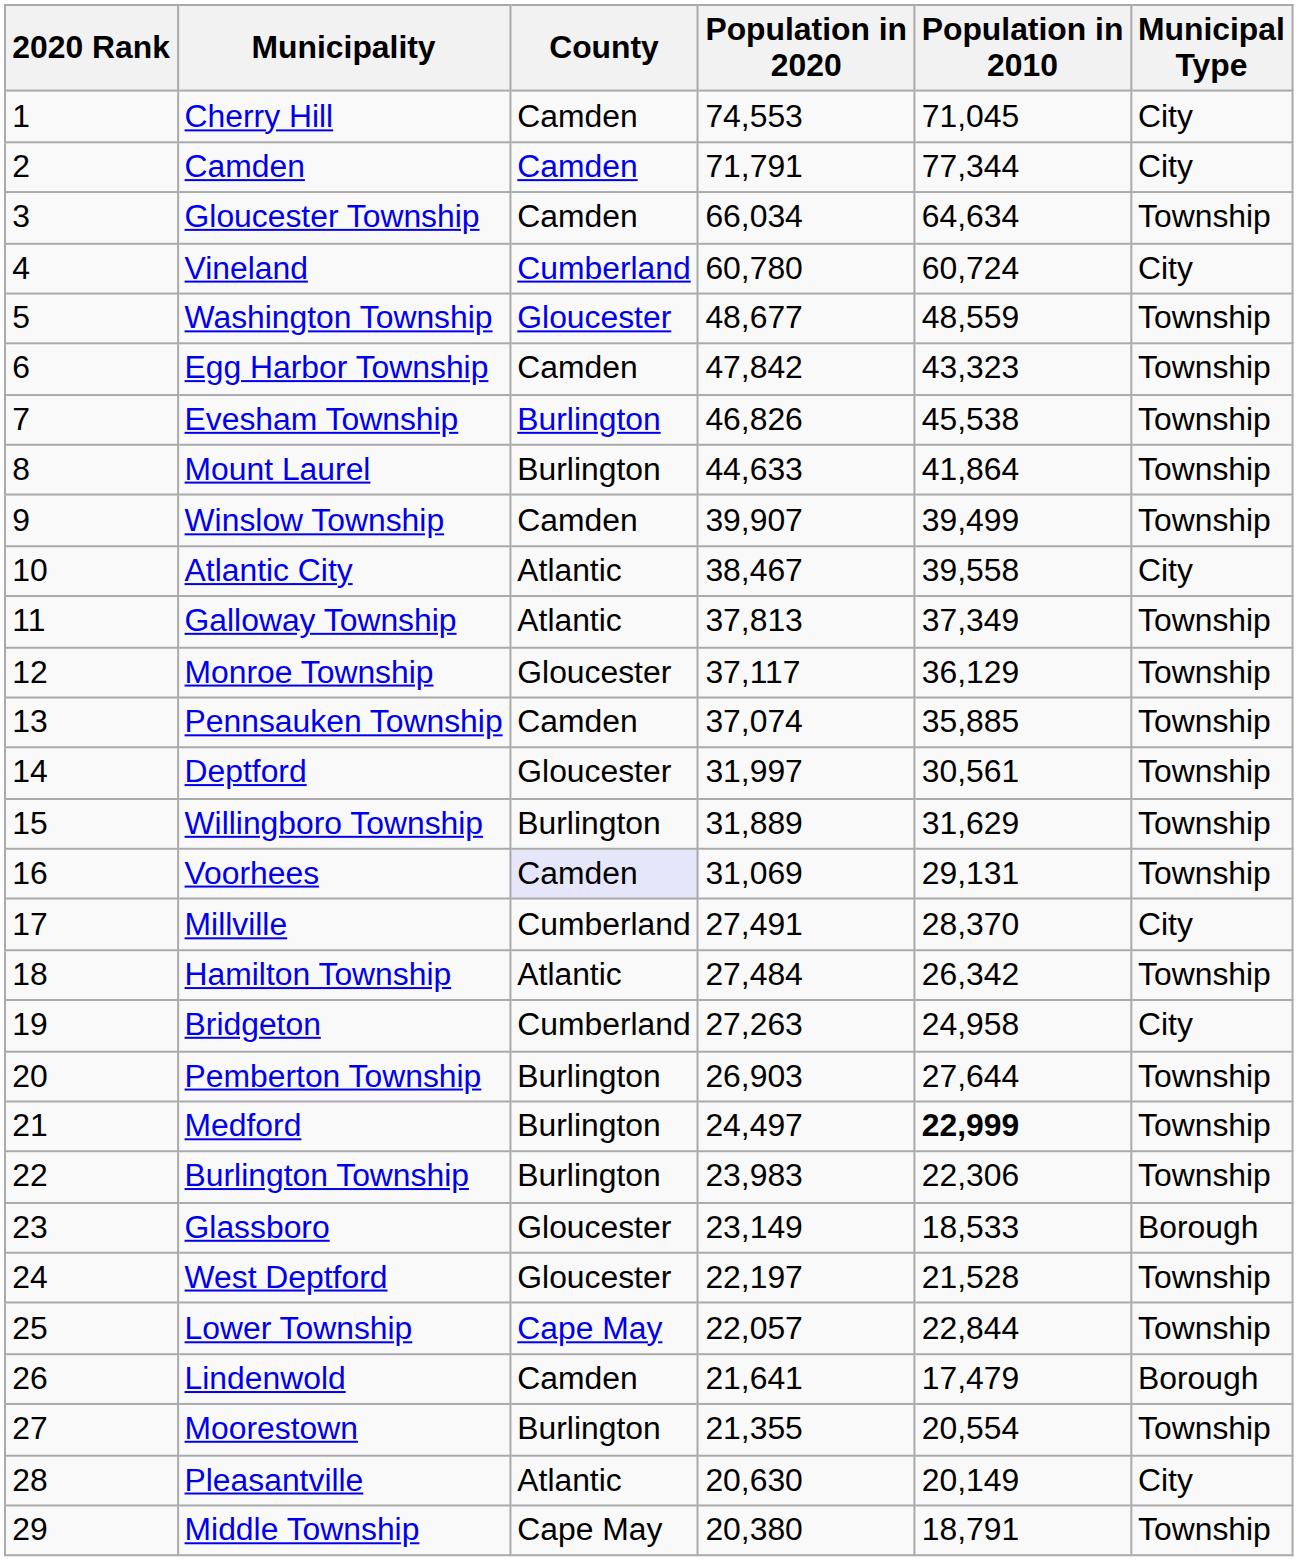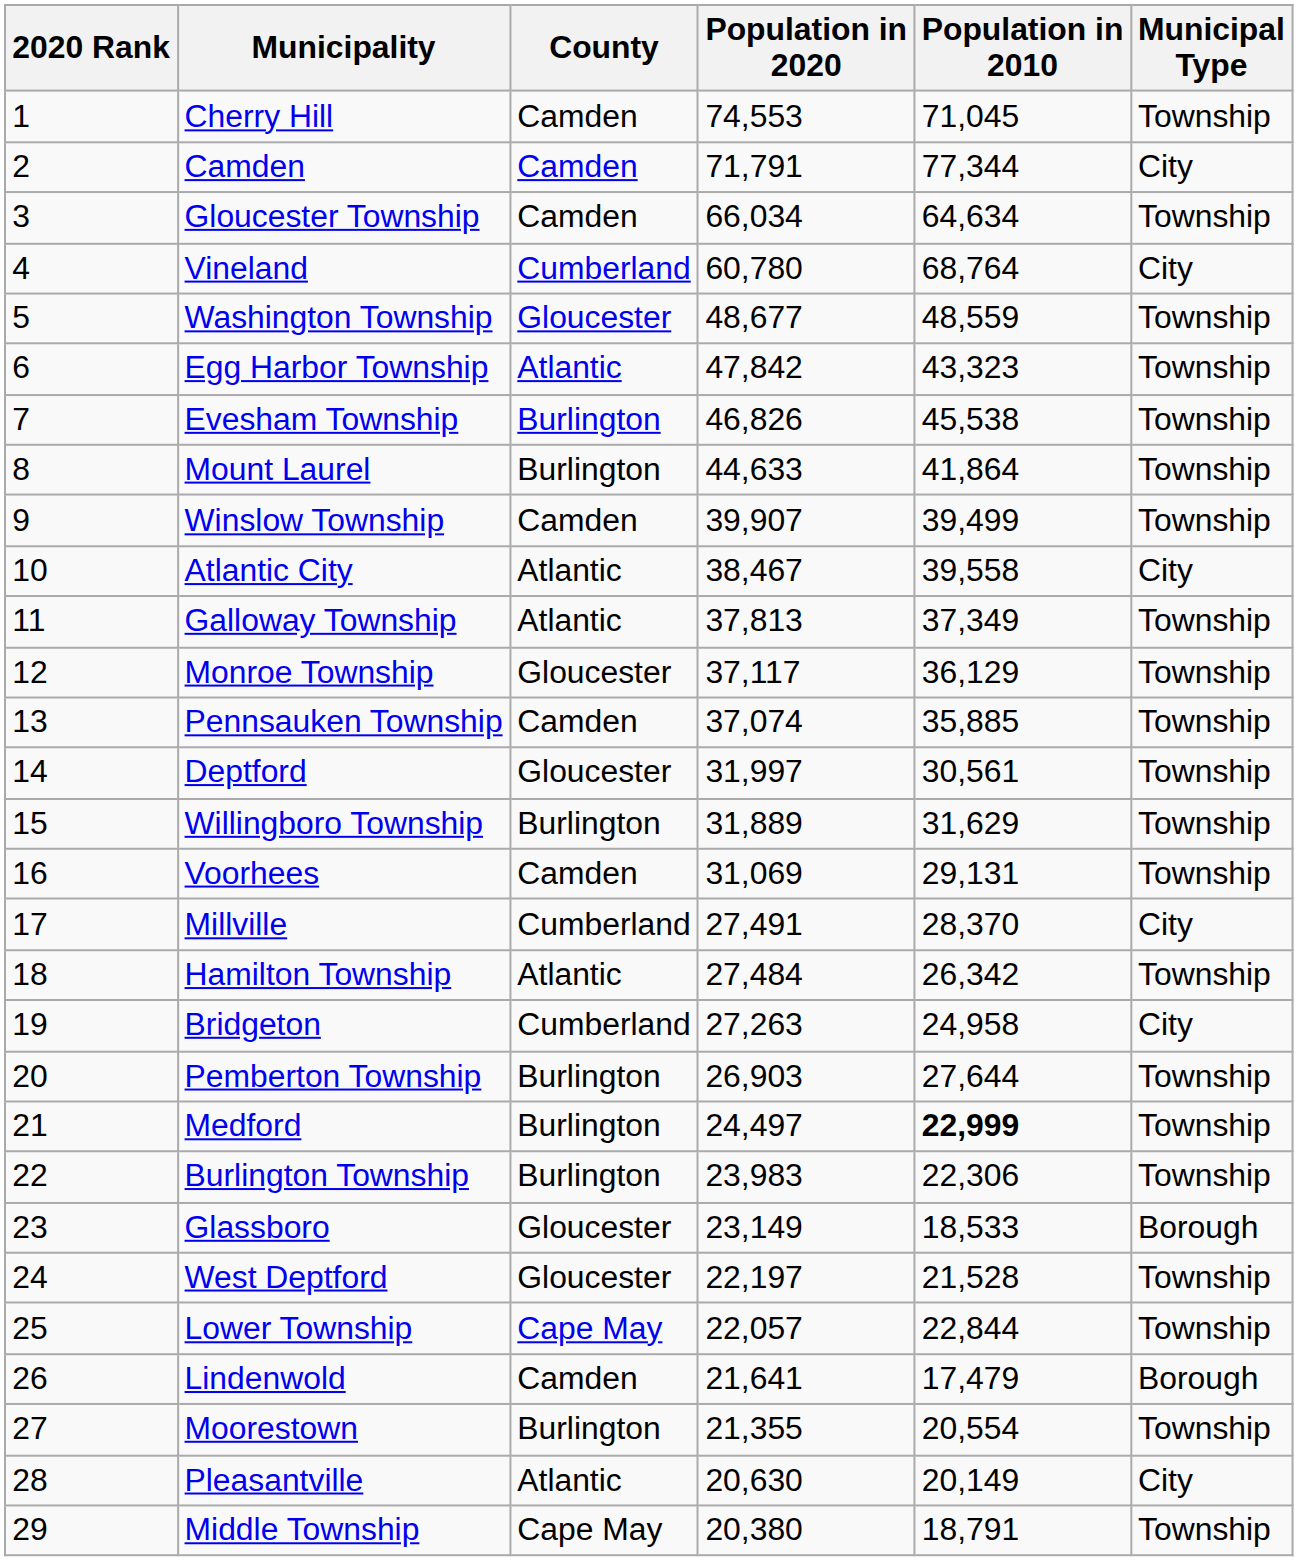(1165, 116) City -> (1204, 116) Township
(970, 267) 60,724 -> (970, 267) 68,764
(577, 368) Camden -> (570, 368) Atlantic
(577, 873) lavender background -> (577, 873) no background
